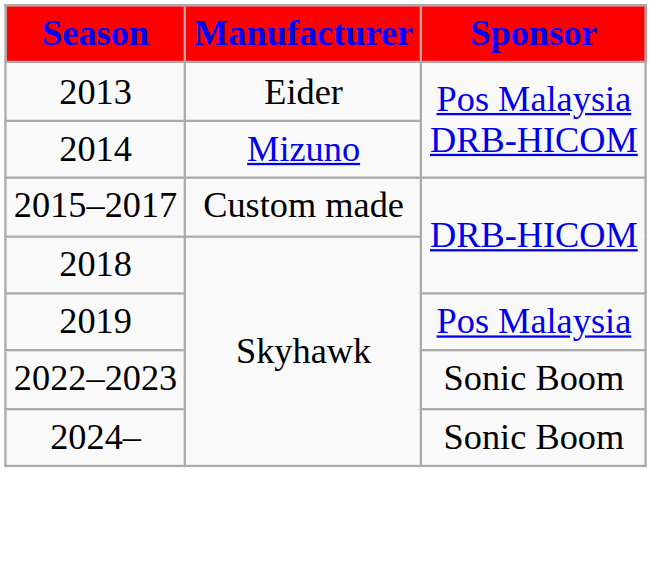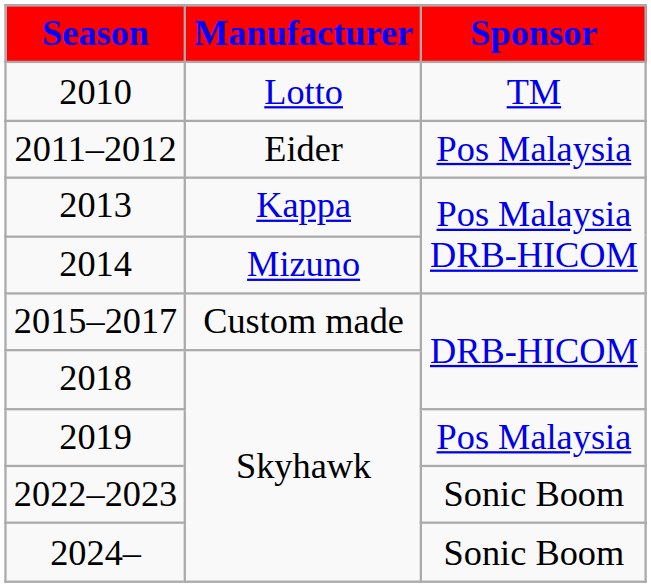+ row: (96, 90)
+ row: (96, 148)
(304, 90) Eider -> (304, 206) Kappa
